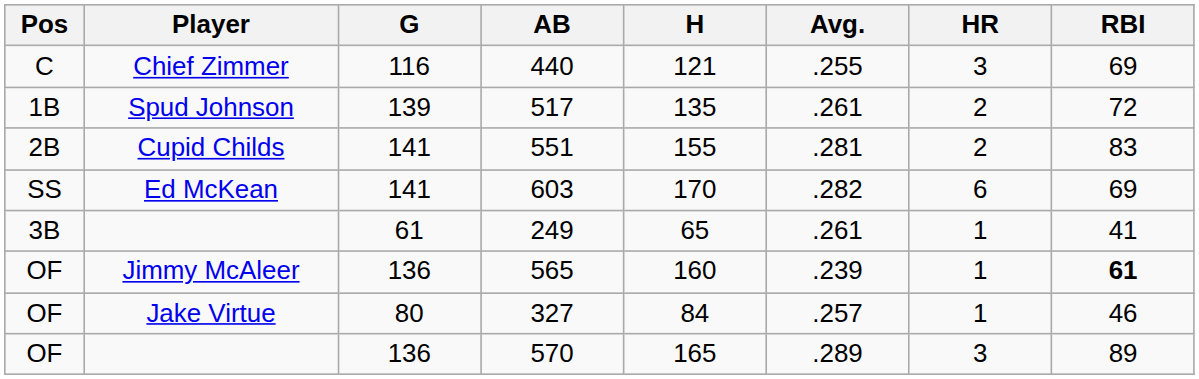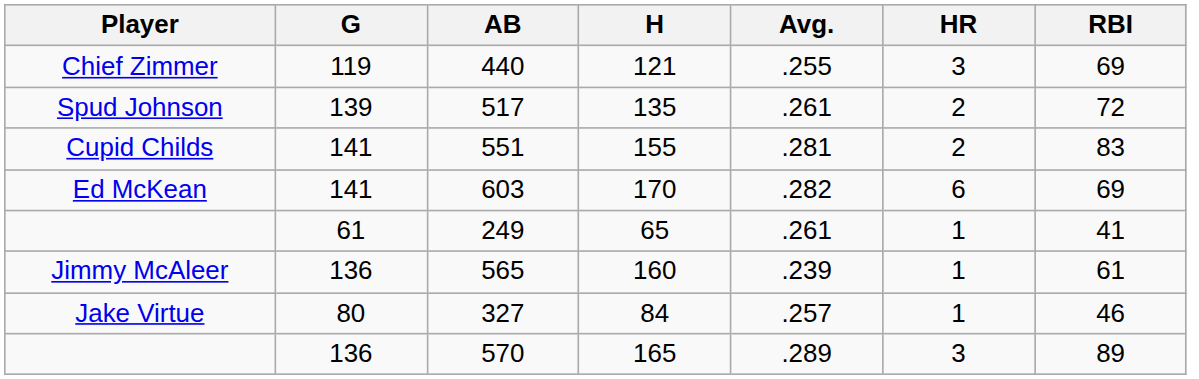- column: (44, 25)
(409, 66) 116 -> (351, 66) 119
(1123, 271) bold -> (1111, 271) normal
